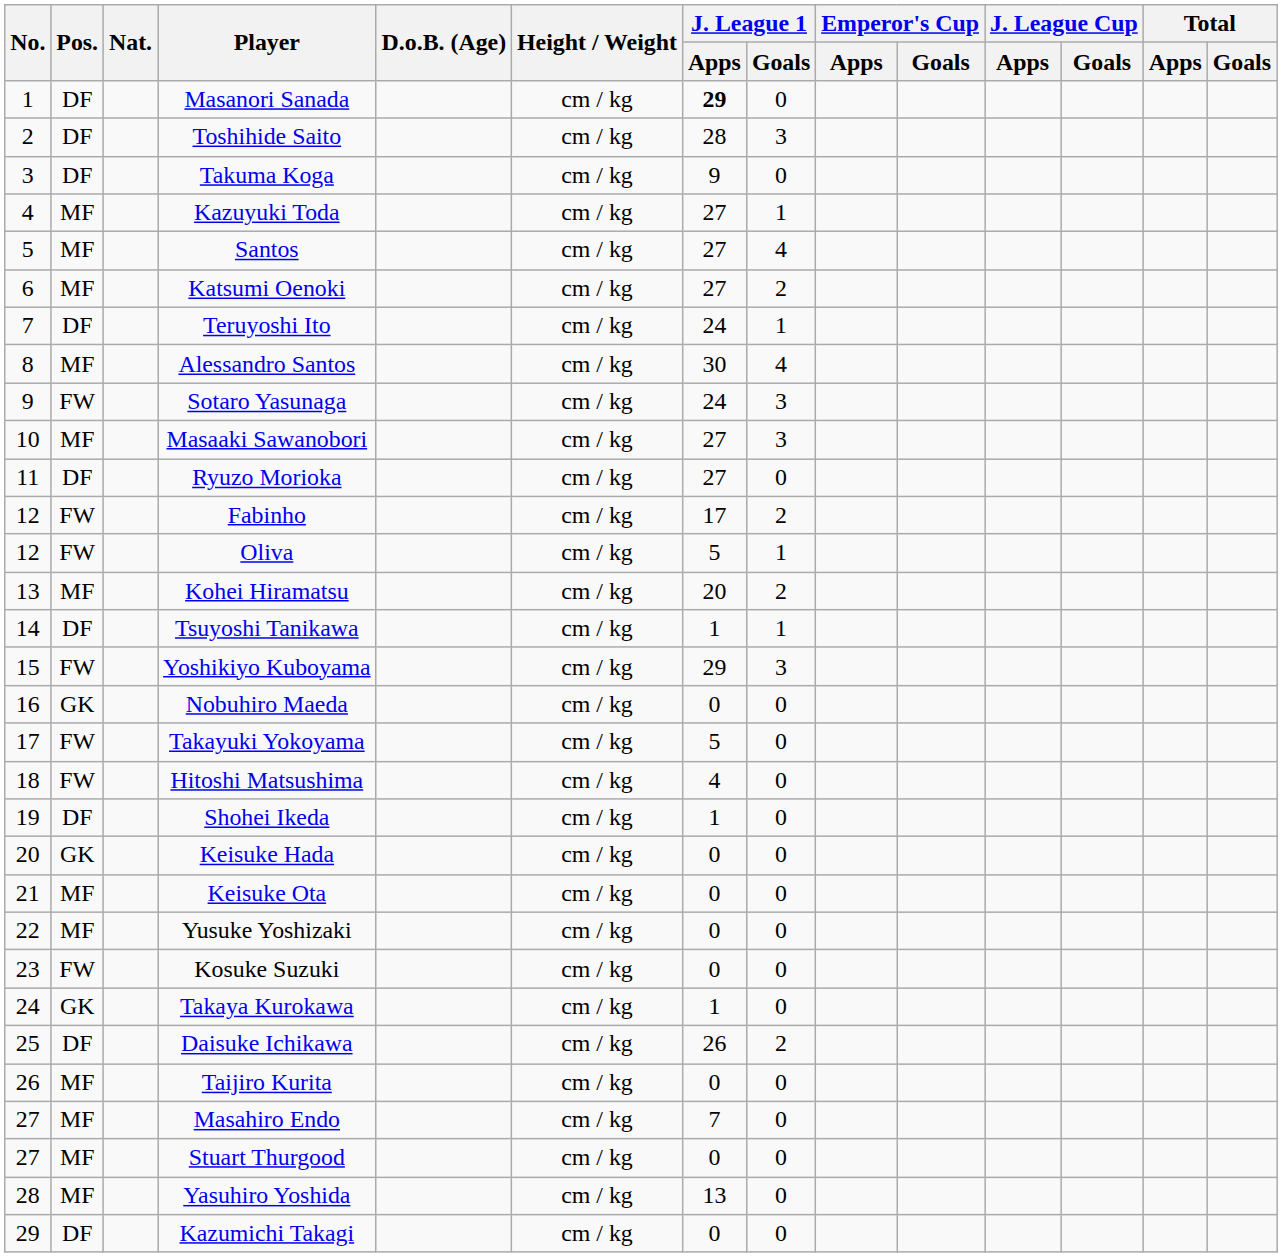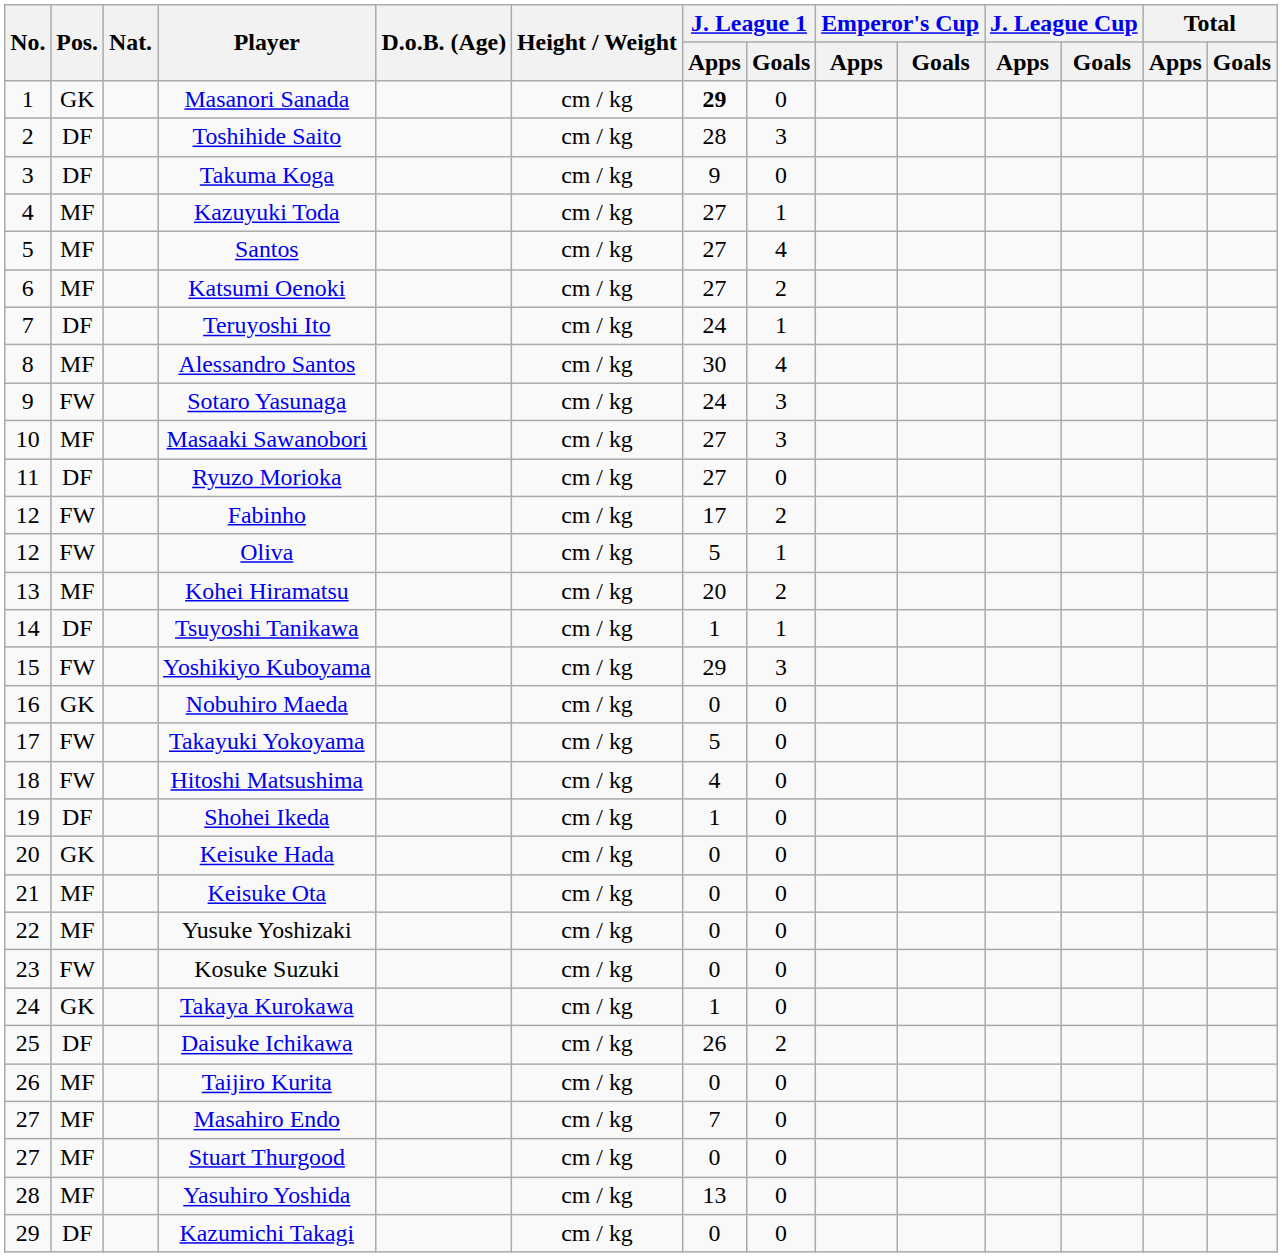(77, 99) DF -> (77, 99) GK
